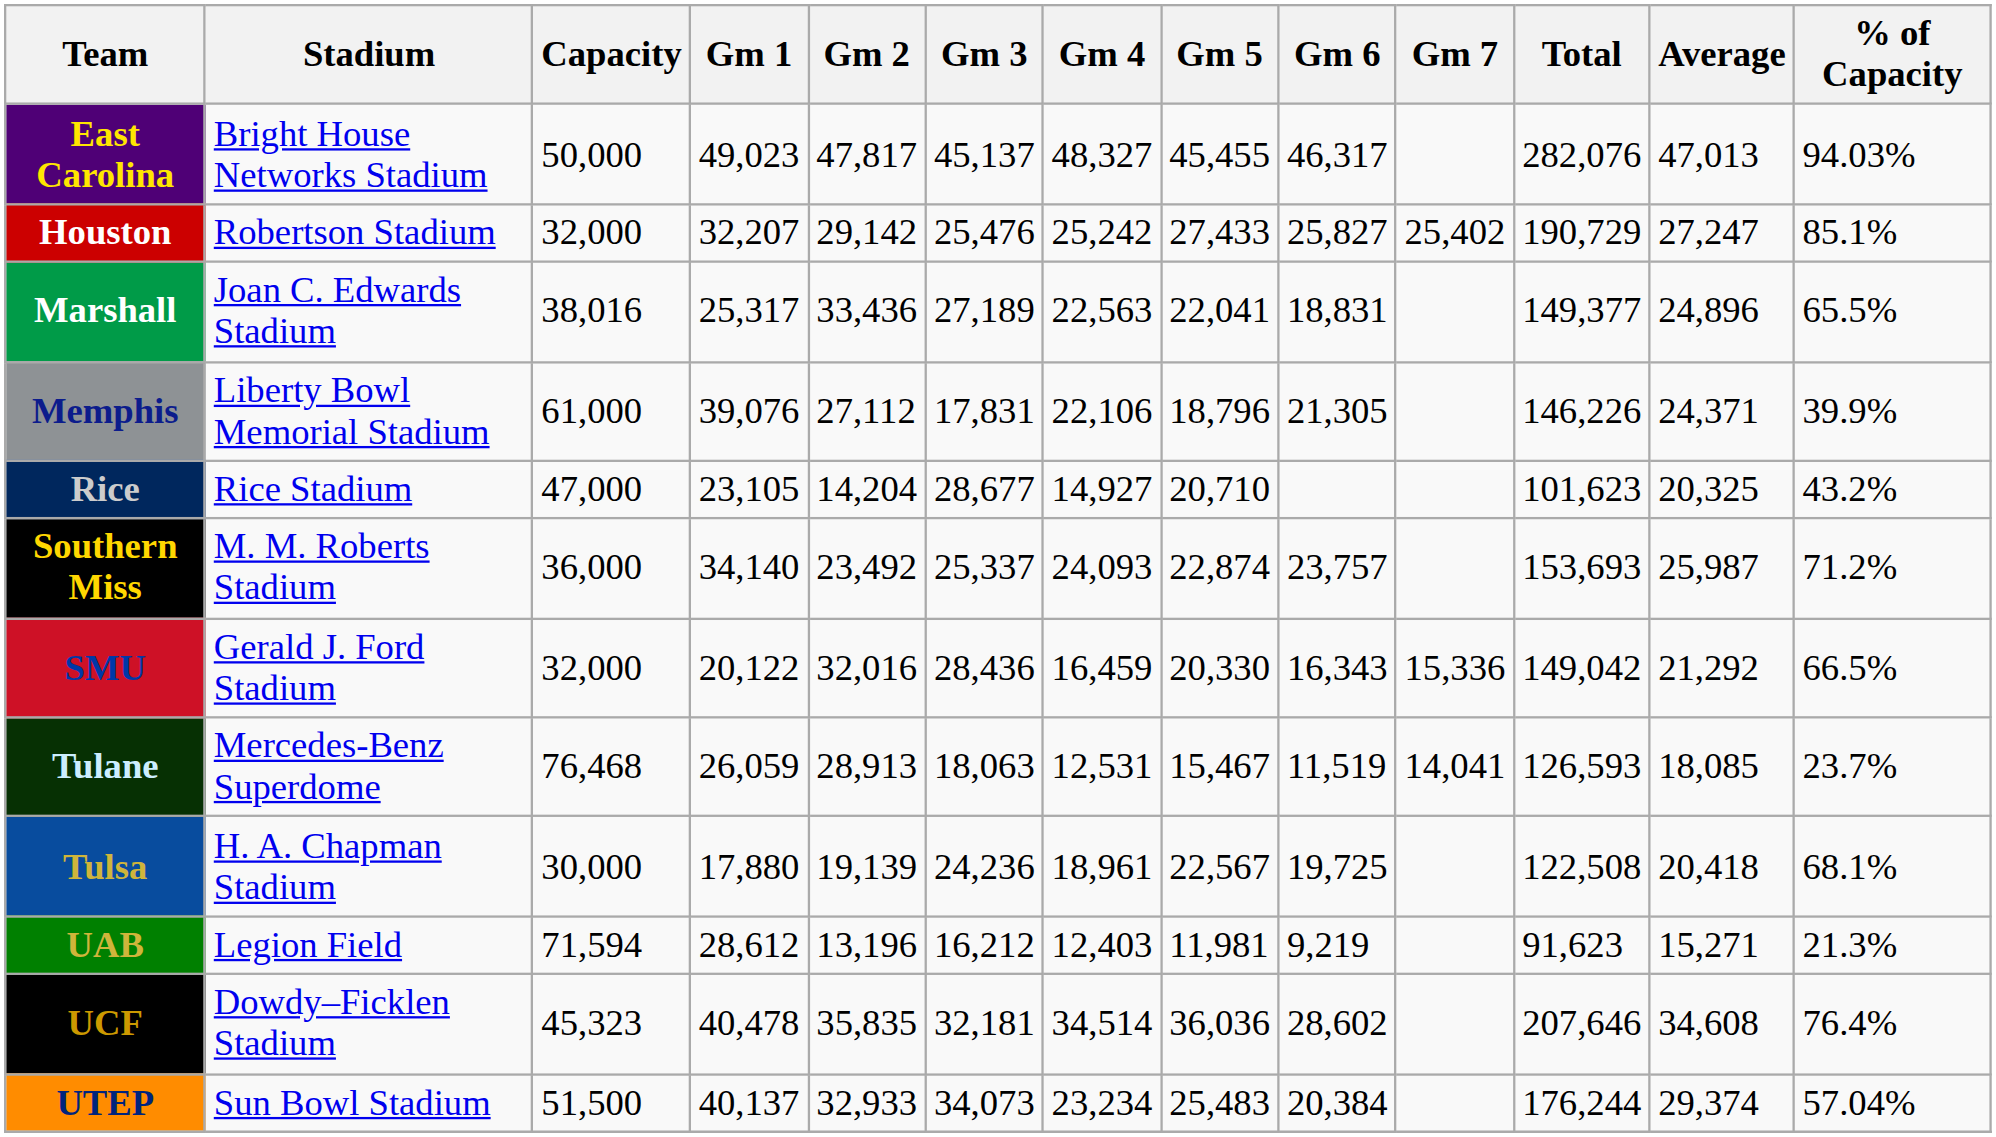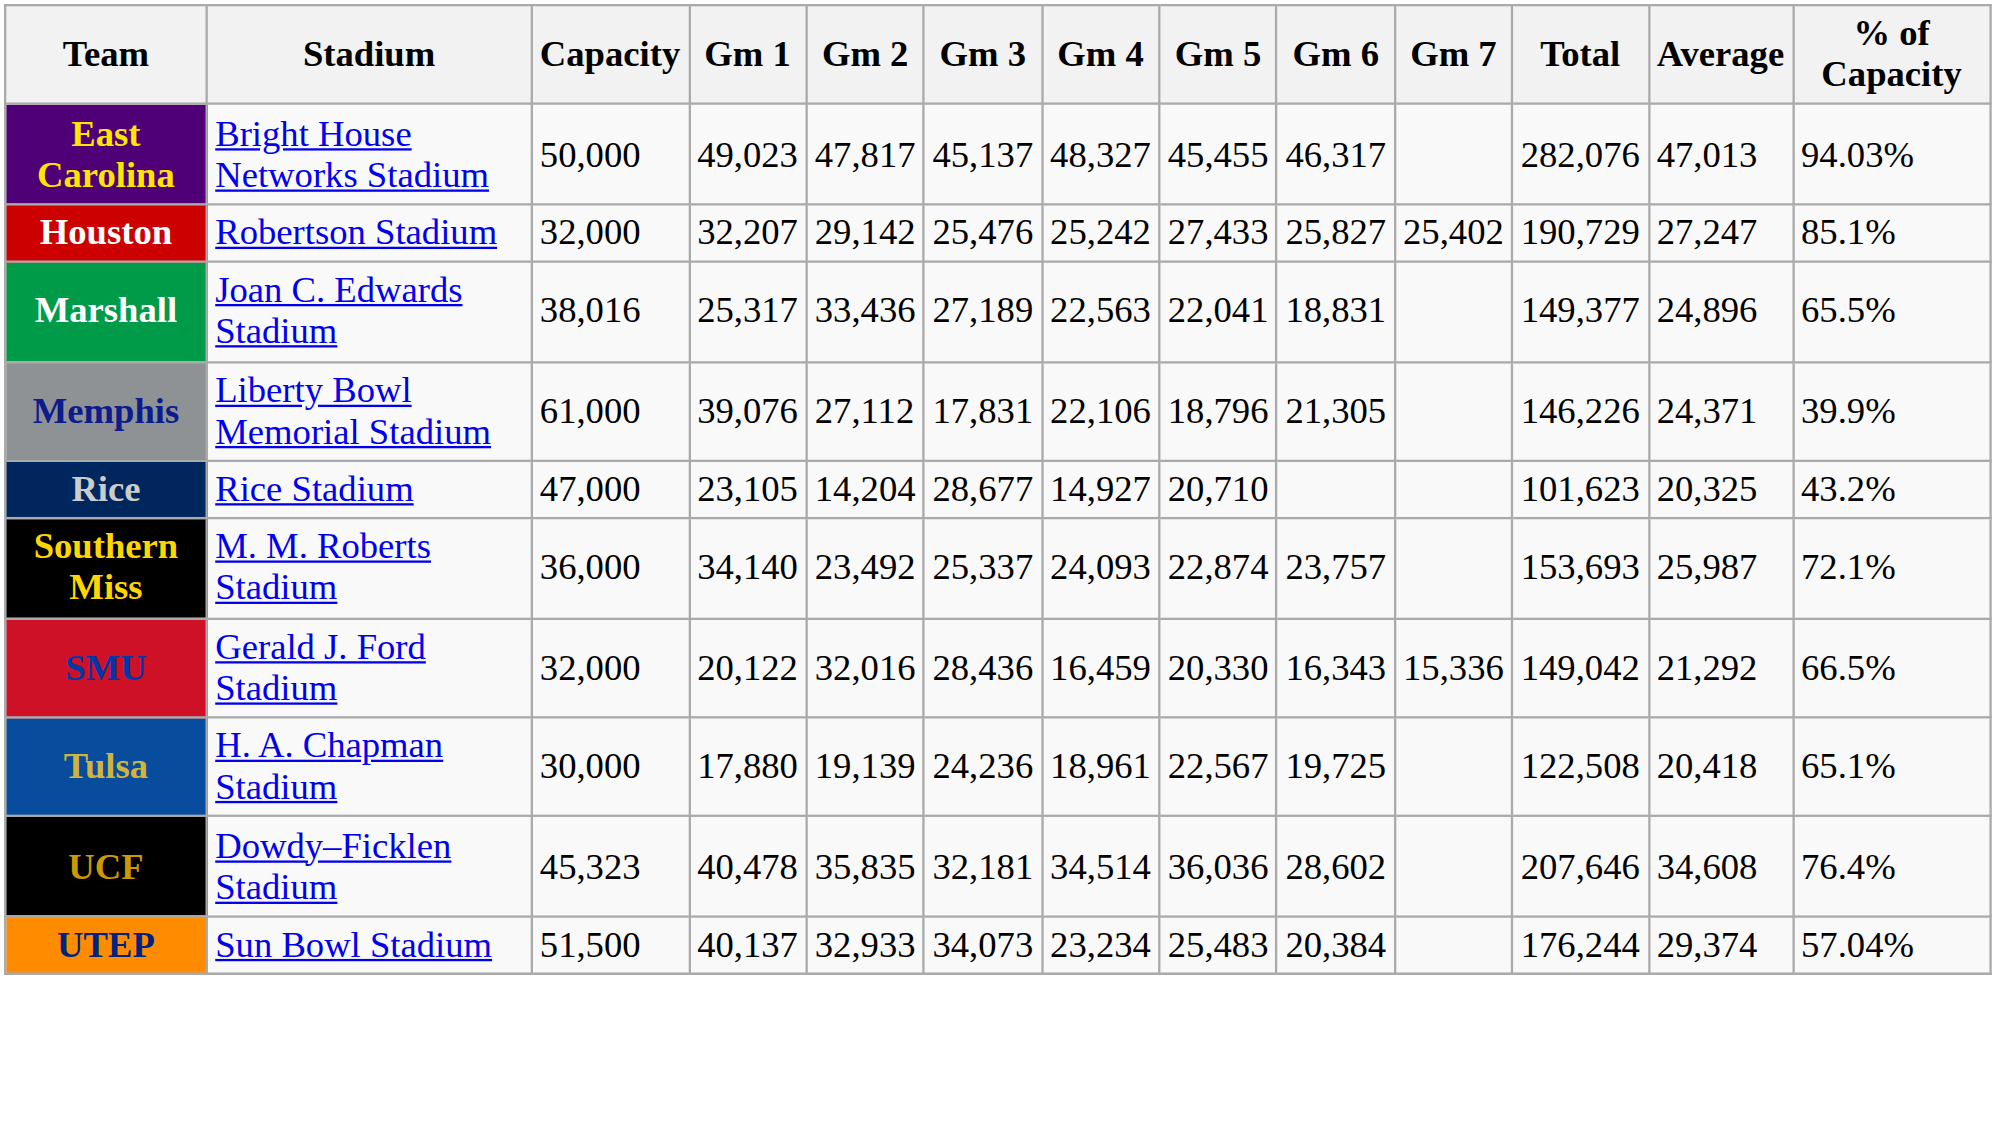(1850, 567) 71.2% -> (1848, 567) 72.1%
- row: (105, 766)
(1850, 865) 68.1% -> (1848, 766) 65.1%
- row: (105, 944)
